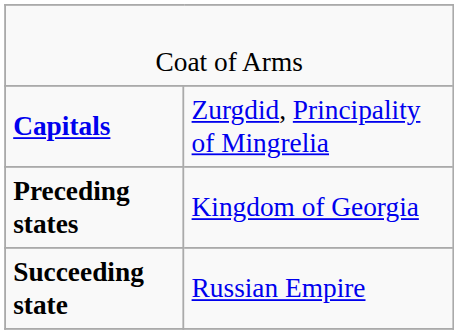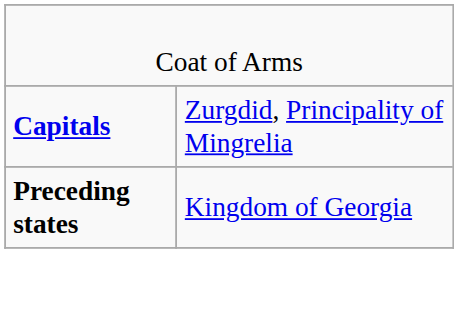- row: (79, 288)
